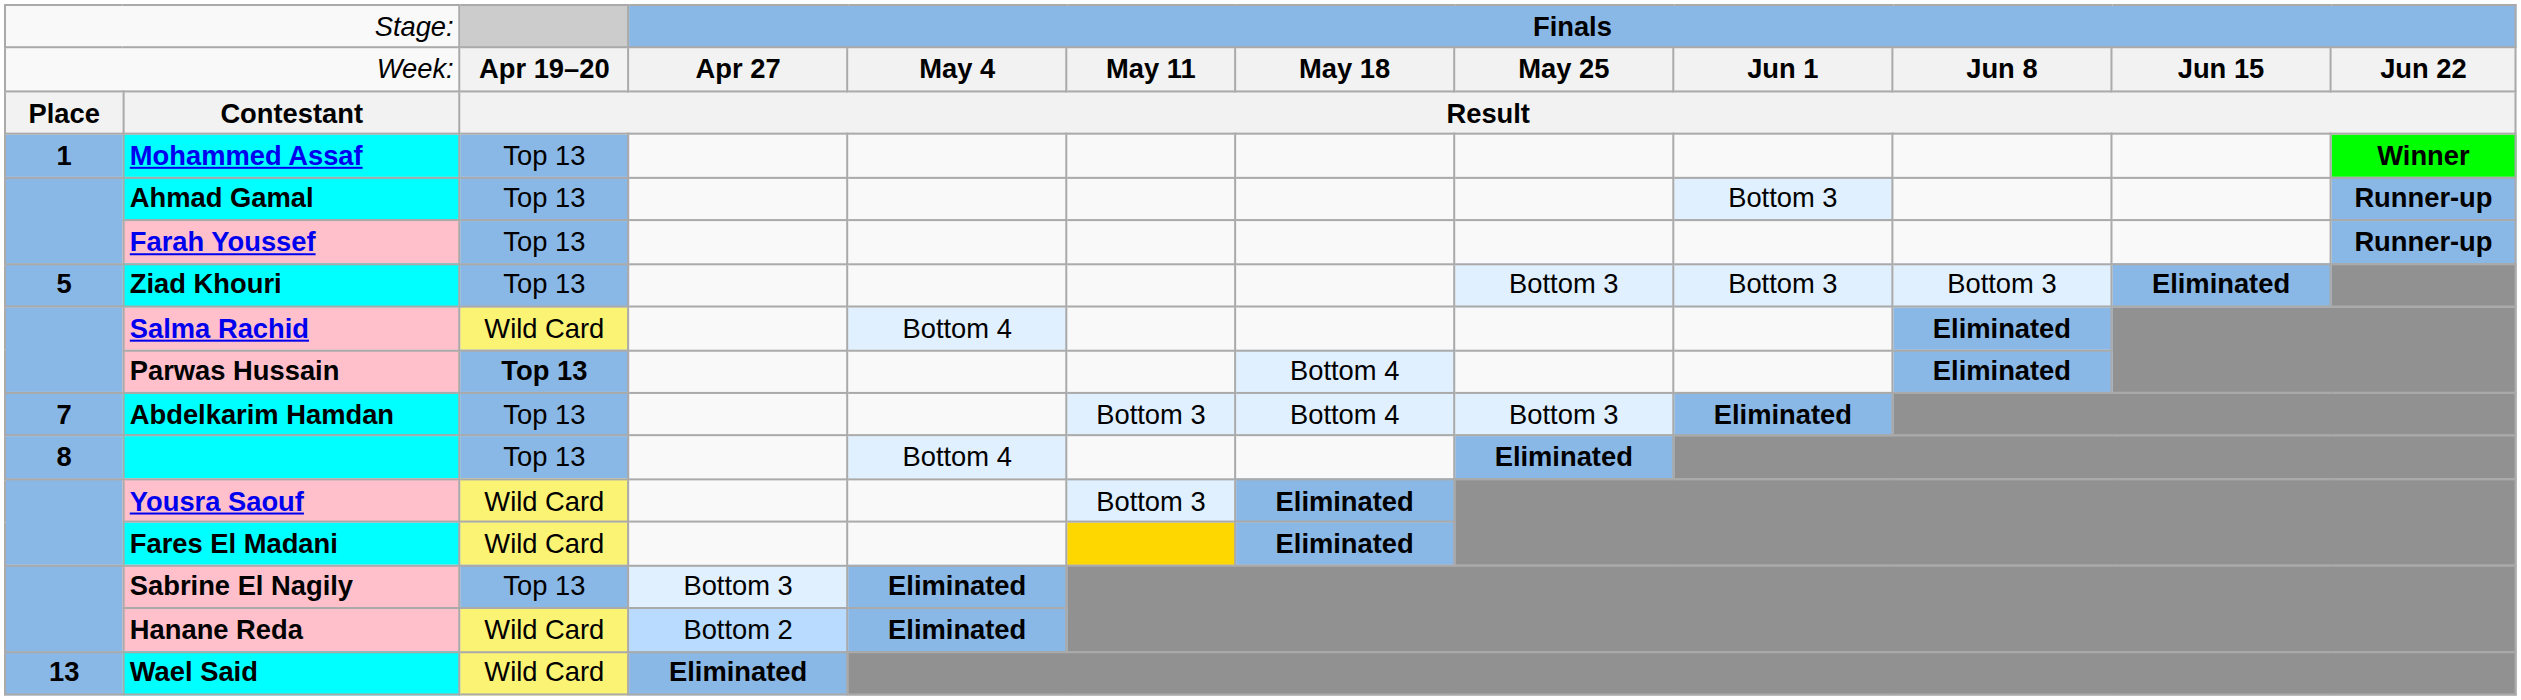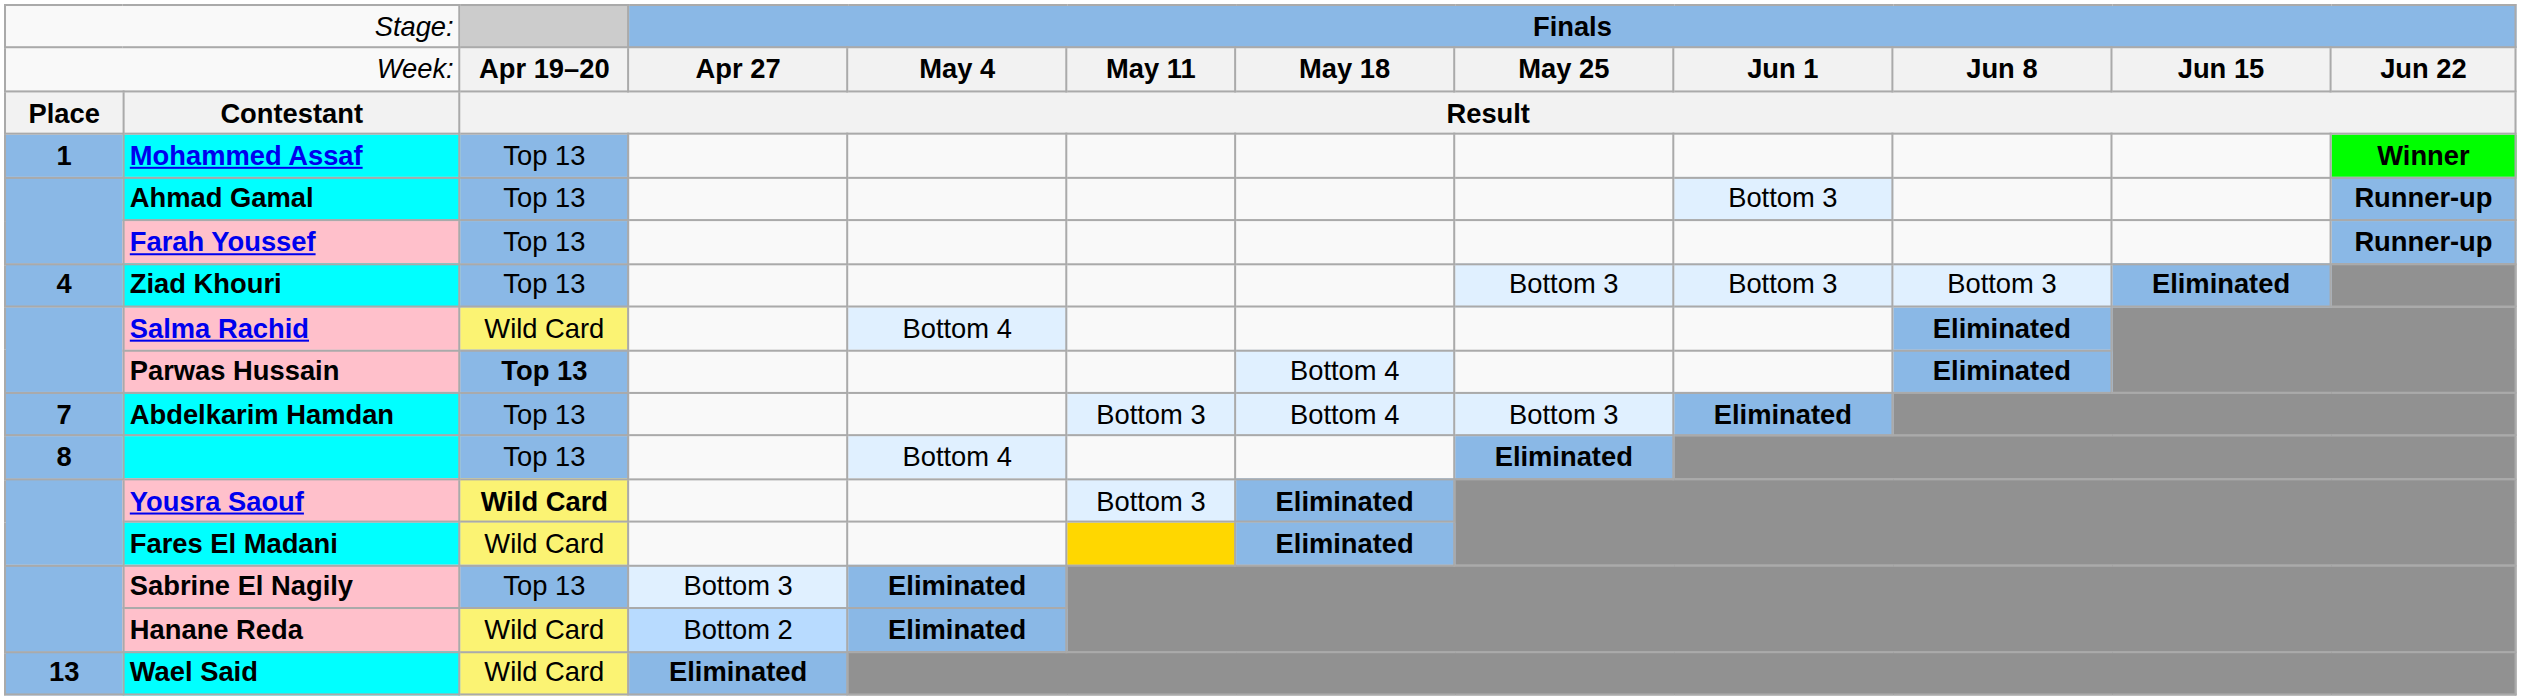(64, 285) 5 -> (64, 285) 4
(544, 500) normal -> (544, 500) bold
